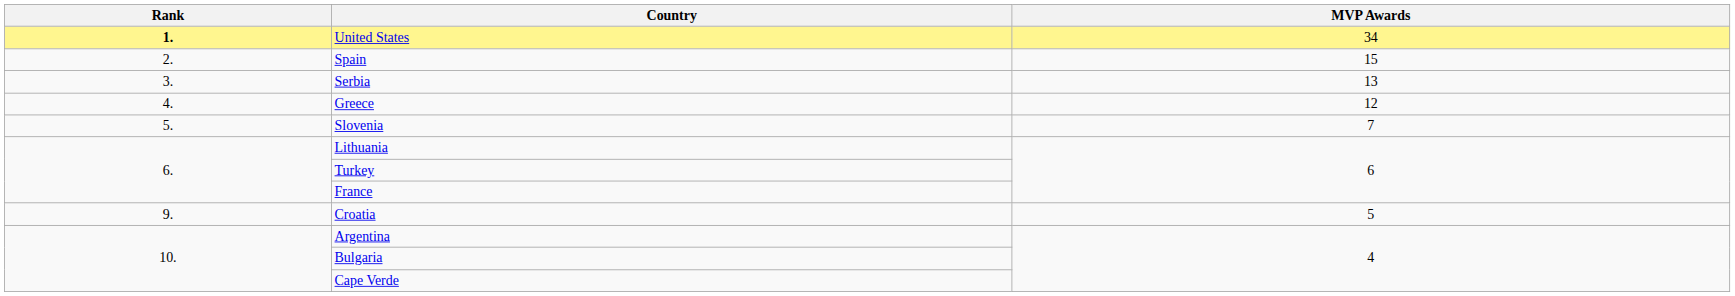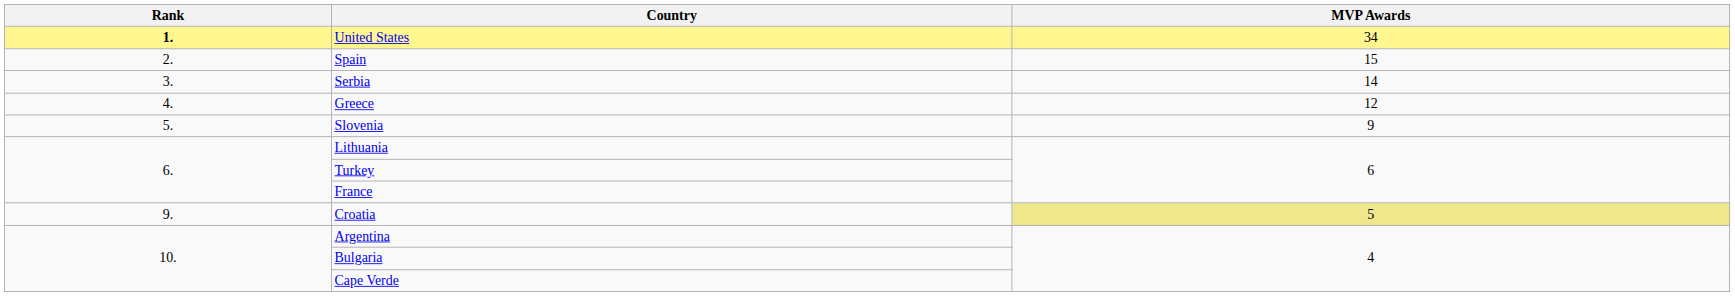(1371, 81) 13 -> (1371, 81) 14
(1371, 125) 7 -> (1371, 125) 9
(1371, 214) no background -> (1371, 214) khaki background
